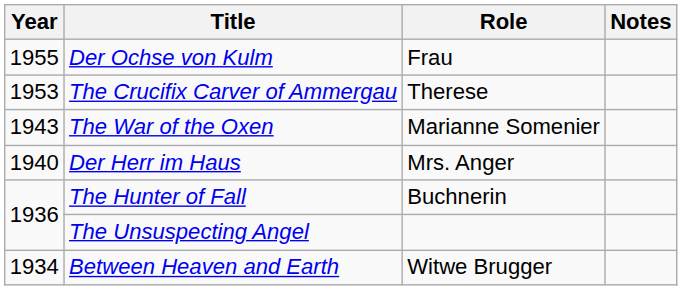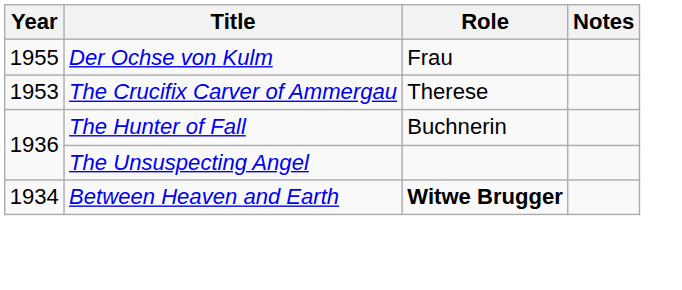- row: (171, 127)
- row: (155, 162)
(480, 267) normal -> (485, 197) bold
